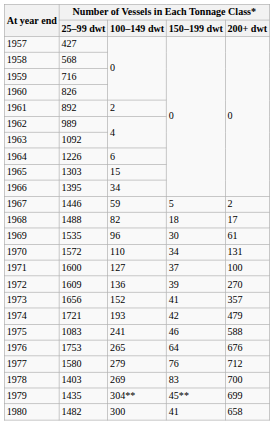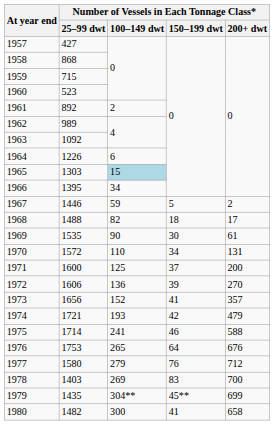(69, 60) 568 -> (69, 60) 868
(69, 76) 716 -> (69, 76) 715
(69, 92) 826 -> (69, 92) 523
(115, 172) no background -> (115, 172) lightblue background
(115, 236) 96 -> (115, 236) 90
(118, 268) 127 -> (118, 268) 125
(235, 268) 100 -> (235, 268) 200
(72, 284) 1609 -> (72, 284) 1606
(72, 332) 1083 -> (72, 332) 1714
